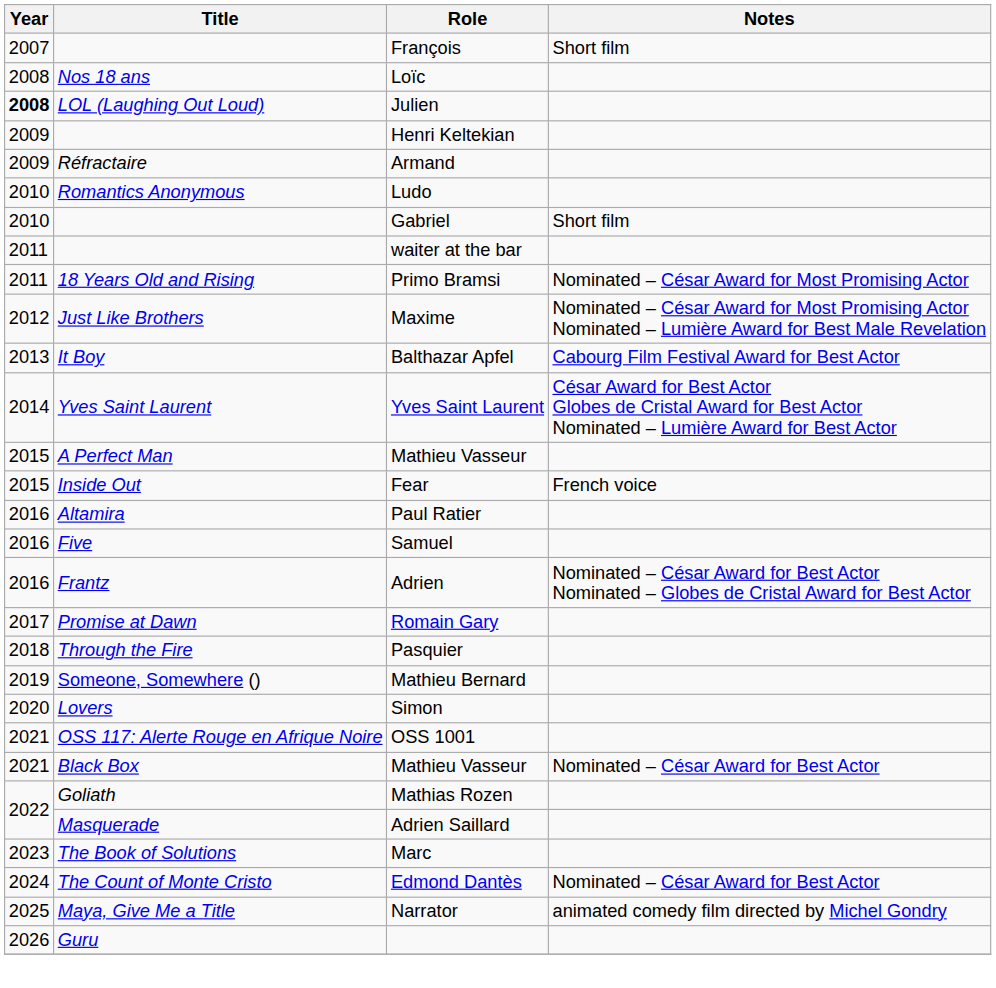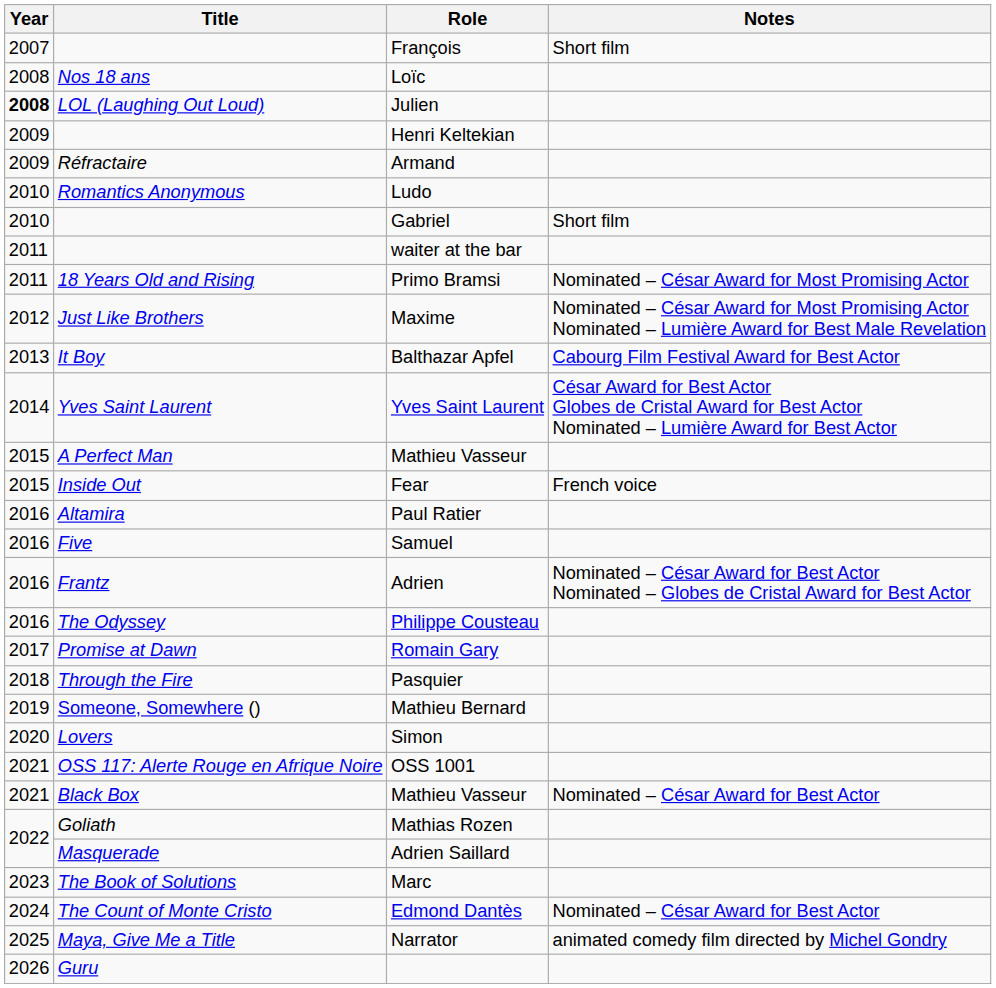+ row: (111, 621)
